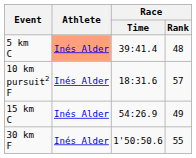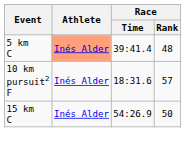(178, 114) 49 -> (167, 114) 50
- row: (20, 140)
